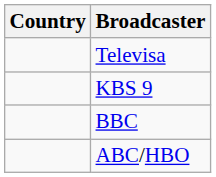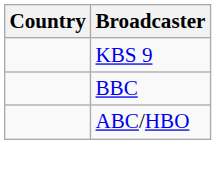- row: (131, 54)
